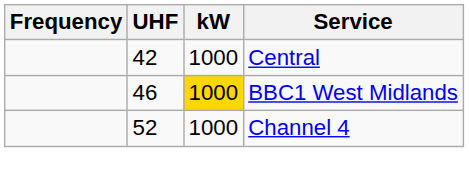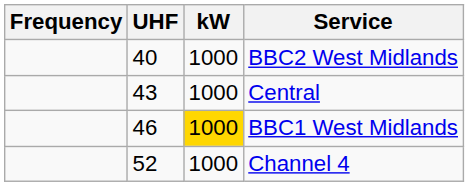+ row: (353, 57)
(145, 57) 42 -> (145, 92) 43
